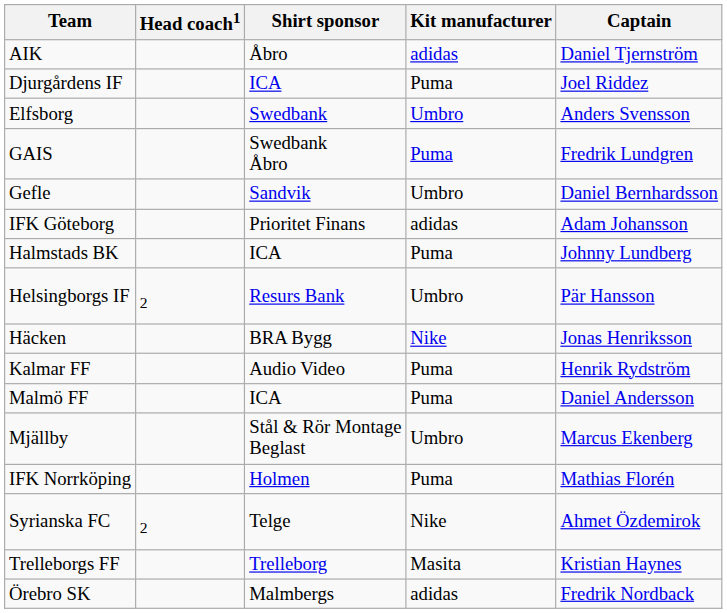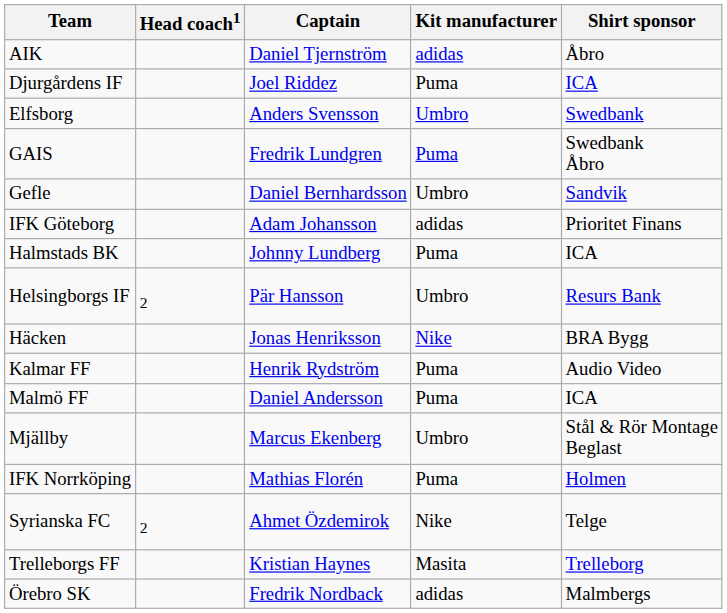columns swapped: (639, 21) <-> (325, 21)
